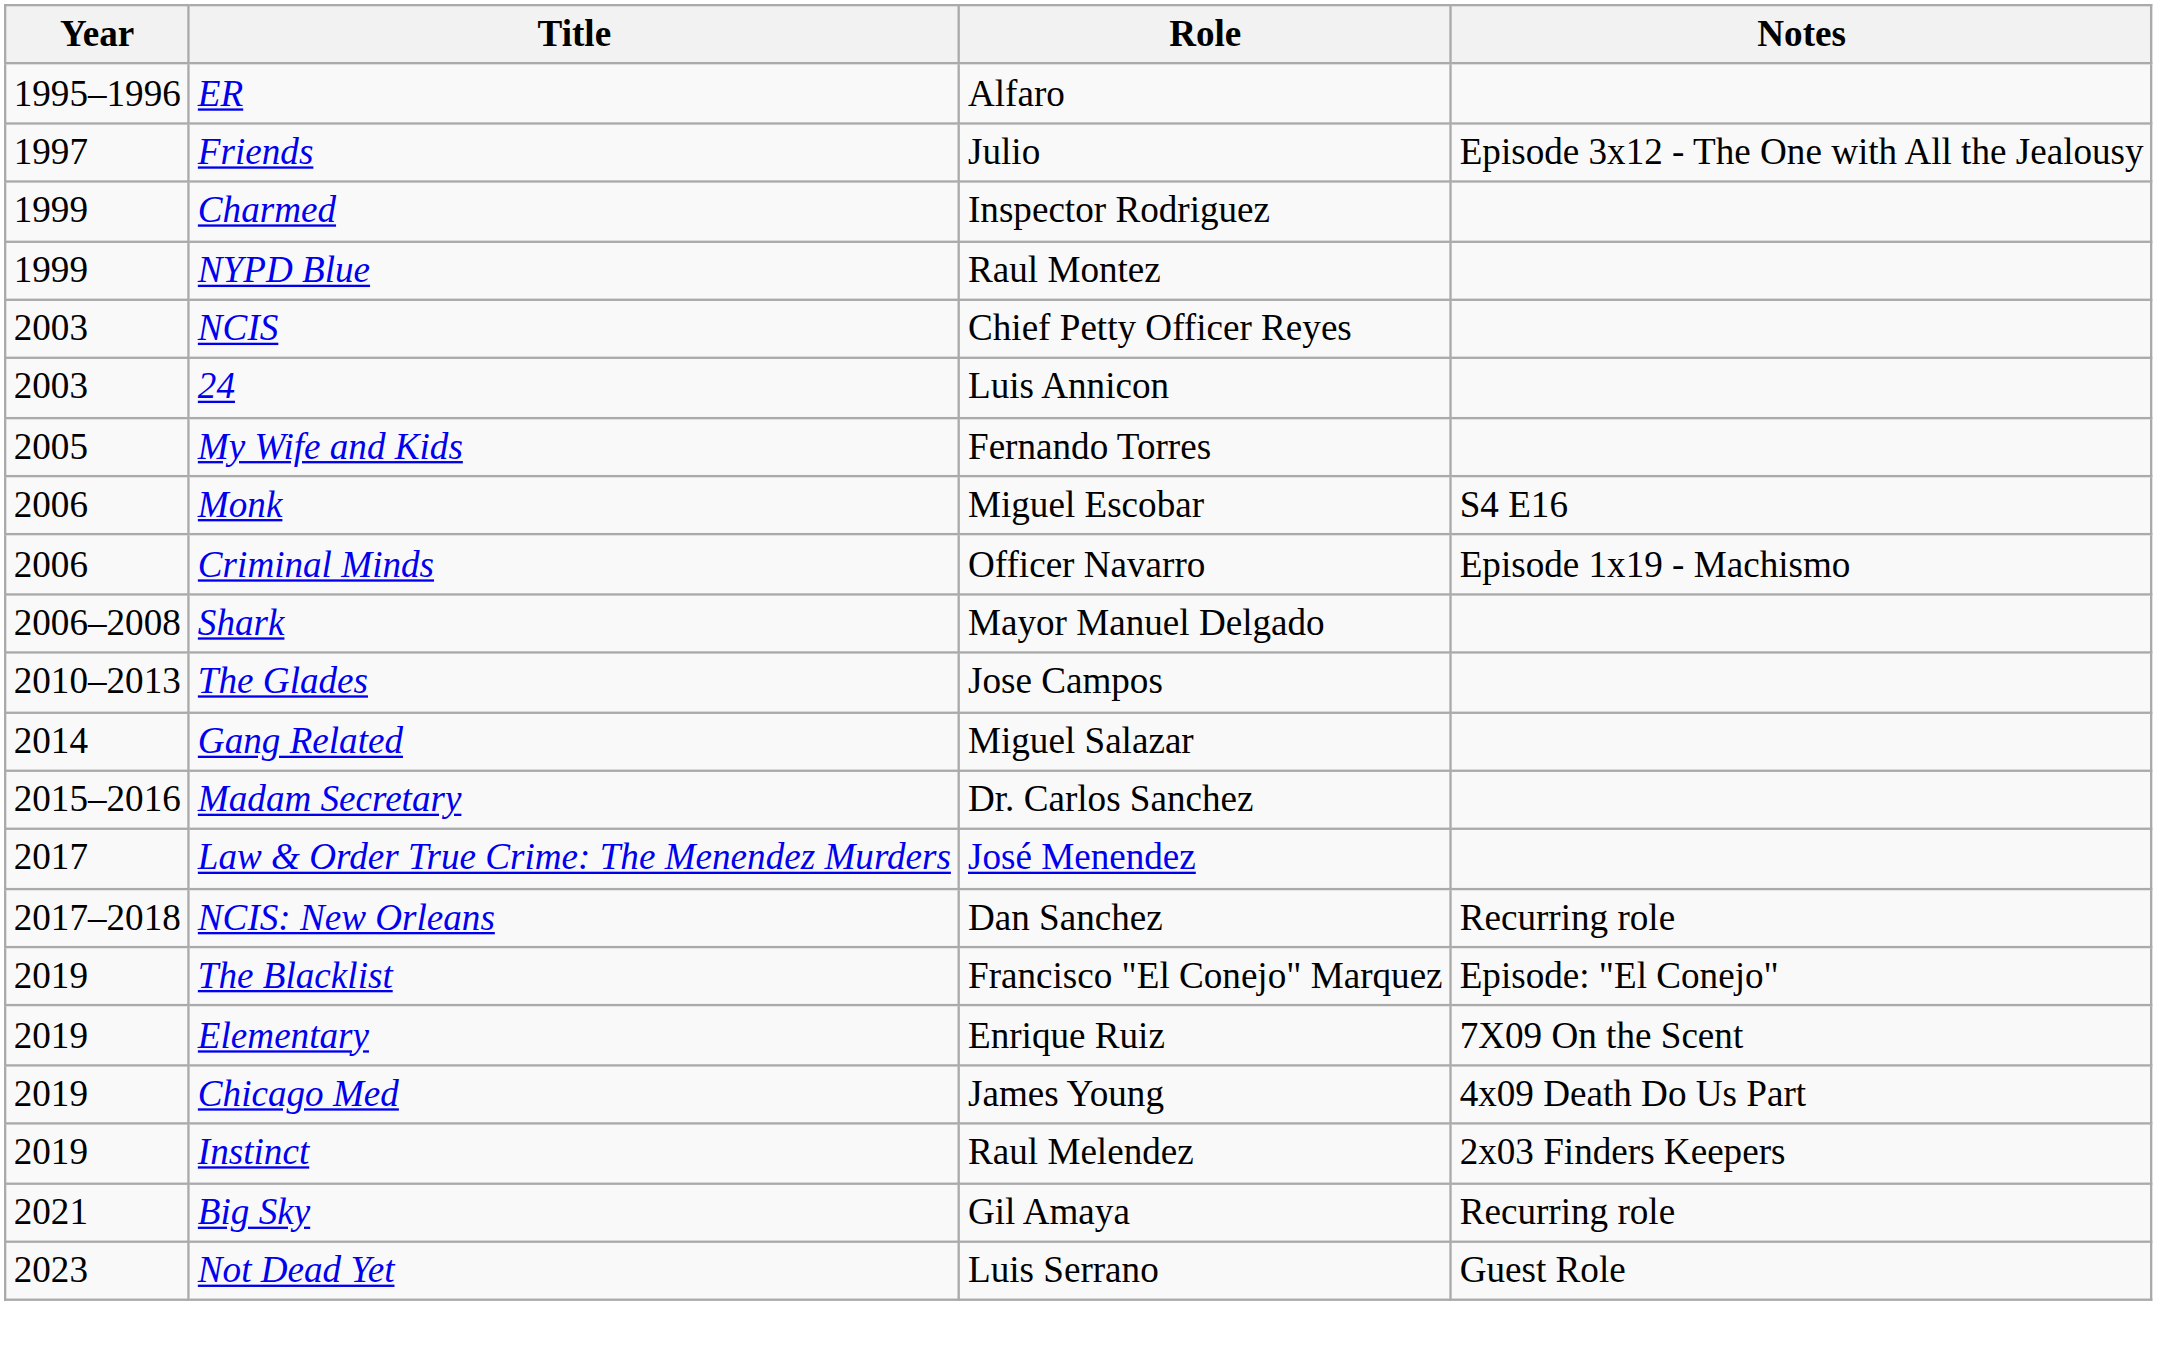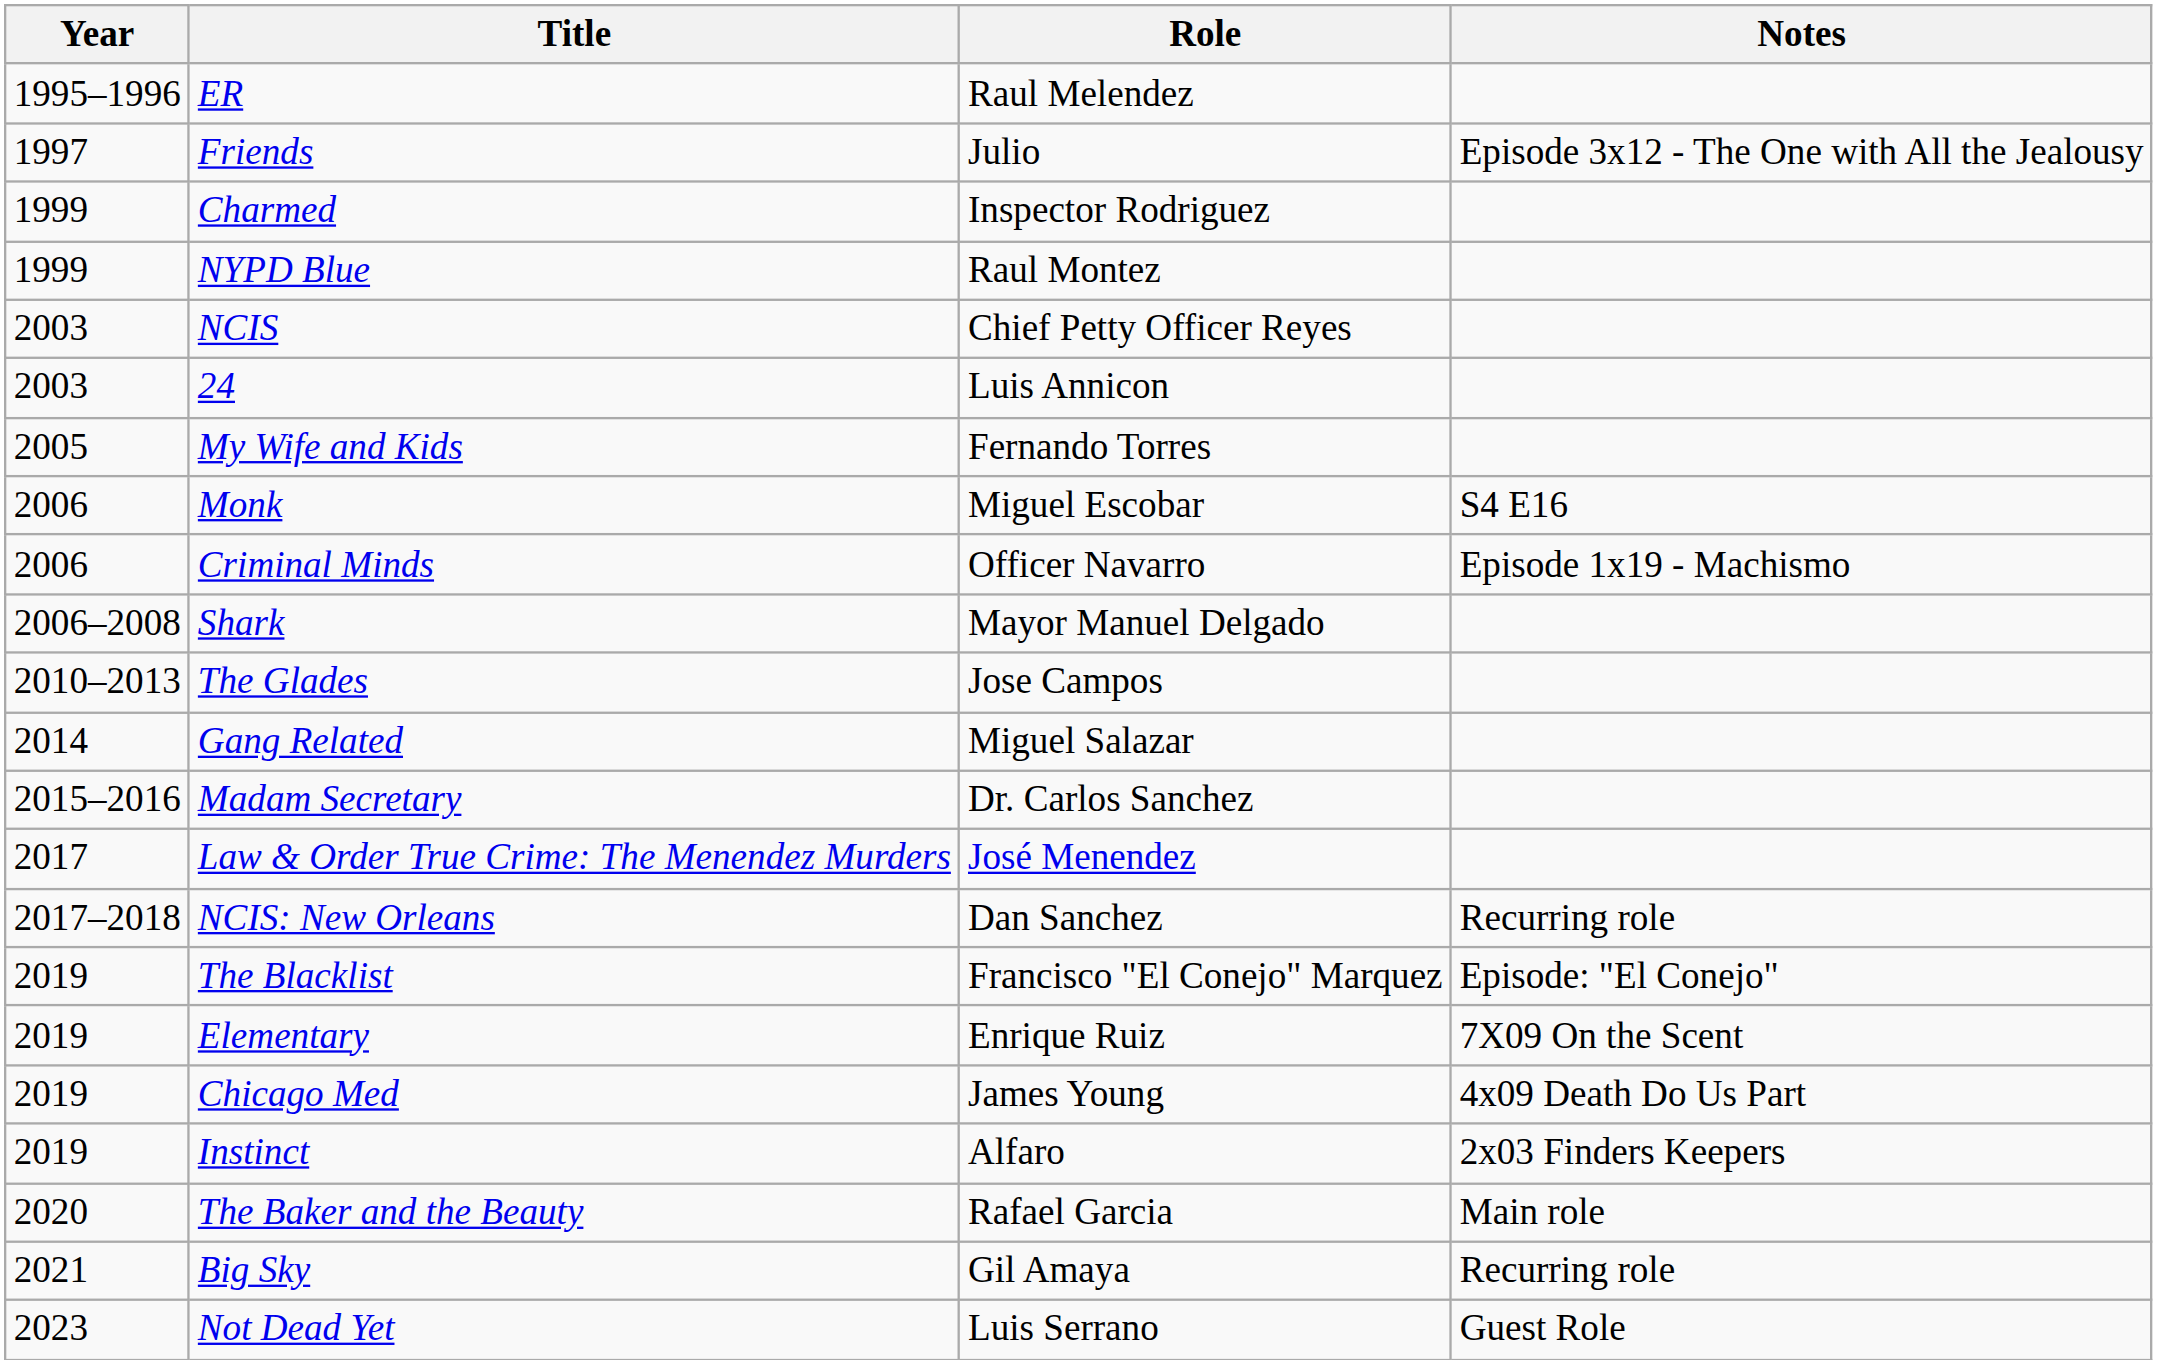(1016, 92) Alfaro -> (1081, 92) Raul Melendez
(1081, 1152) Raul Melendez -> (1016, 1152) Alfaro
+ row: (391, 1211)
